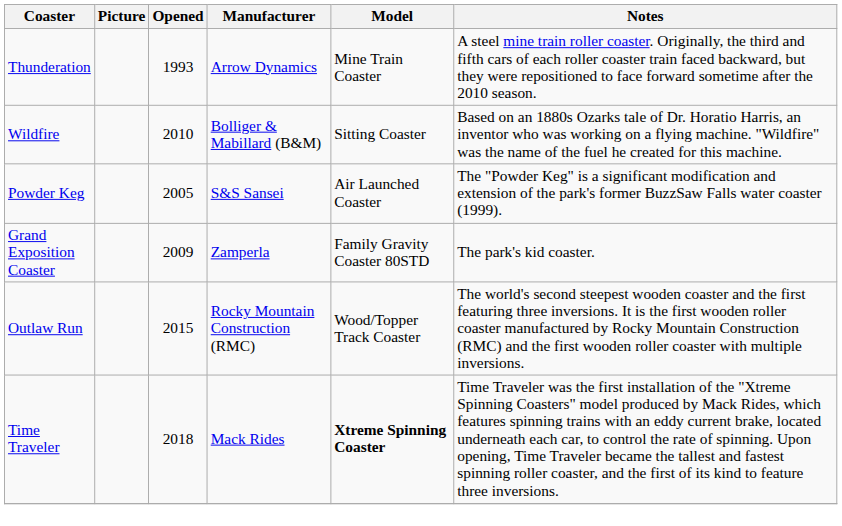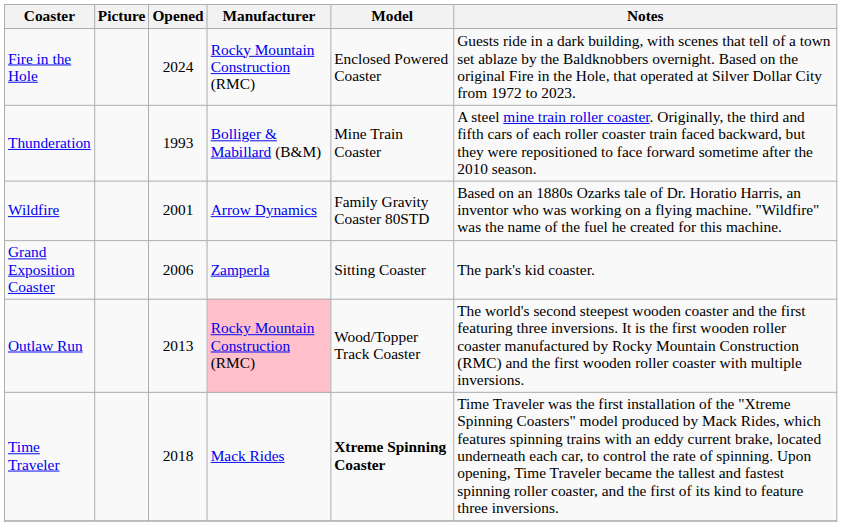+ row: (40, 66)
(264, 66) Arrow Dynamics -> (266, 143) Bolliger & Mabillard (B&M)
(178, 134) 2010 -> (178, 210) 2001
(266, 134) Bolliger & Mabillard (B&M) -> (264, 210) Arrow Dynamics
(380, 134) Sitting Coaster -> (382, 210) Family Gravity Coaster 80STD
- row: (46, 193)
(178, 252) 2009 -> (178, 269) 2006
(382, 252) Family Gravity Coaster 80STD -> (380, 269) Sitting Coaster
(178, 328) 2015 -> (178, 345) 2013
(263, 328) no background -> (263, 345) pink background
